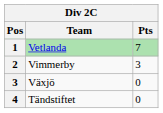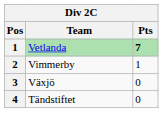(138, 47) normal -> (138, 47) bold
(138, 64) 3 -> (138, 64) 1
